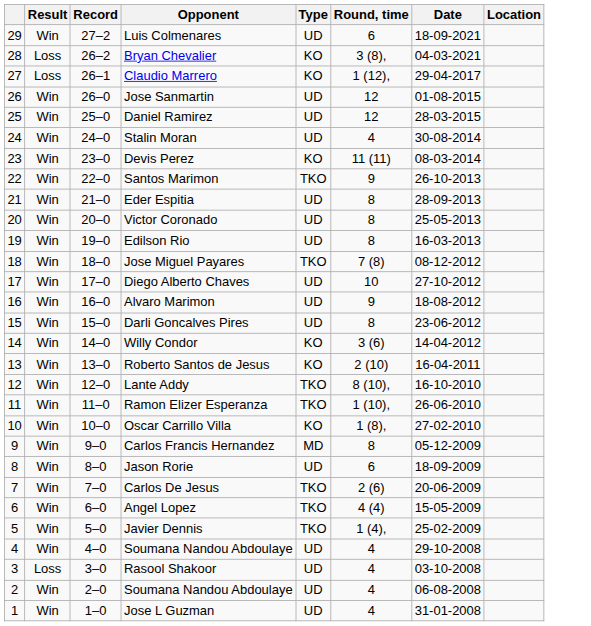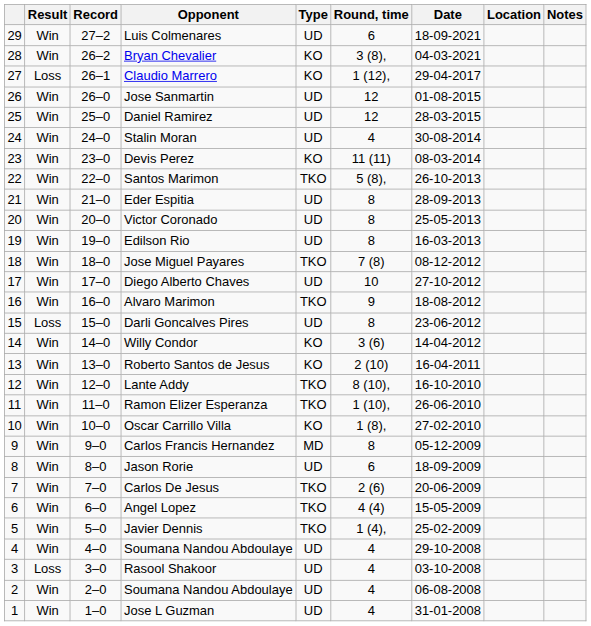+ column: (565, 14)
(48, 55) Loss -> (48, 55) Win
(371, 179) 9 -> (371, 179) 5 (8),
(313, 302) UD -> (313, 302) TKO
(48, 323) Win -> (48, 323) Loss
